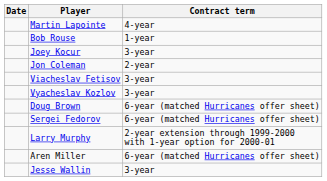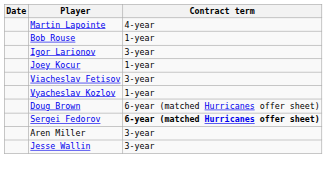+ row: (63, 52)
(139, 52) 3-year -> (139, 65) 1-year
- row: (58, 65)
(139, 92) 3-year -> (139, 92) 1-year
(222, 120) normal -> (222, 120) bold
- row: (60, 138)
(222, 156) 6-year (matched Hurricanes offer sheet) -> (139, 133) 3-year
